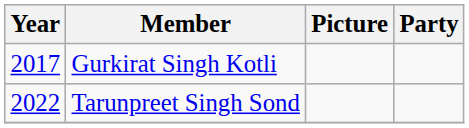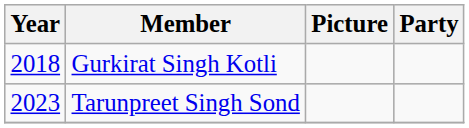(35, 63) 2017 -> (35, 63) 2018
(35, 102) 2022 -> (35, 102) 2023
